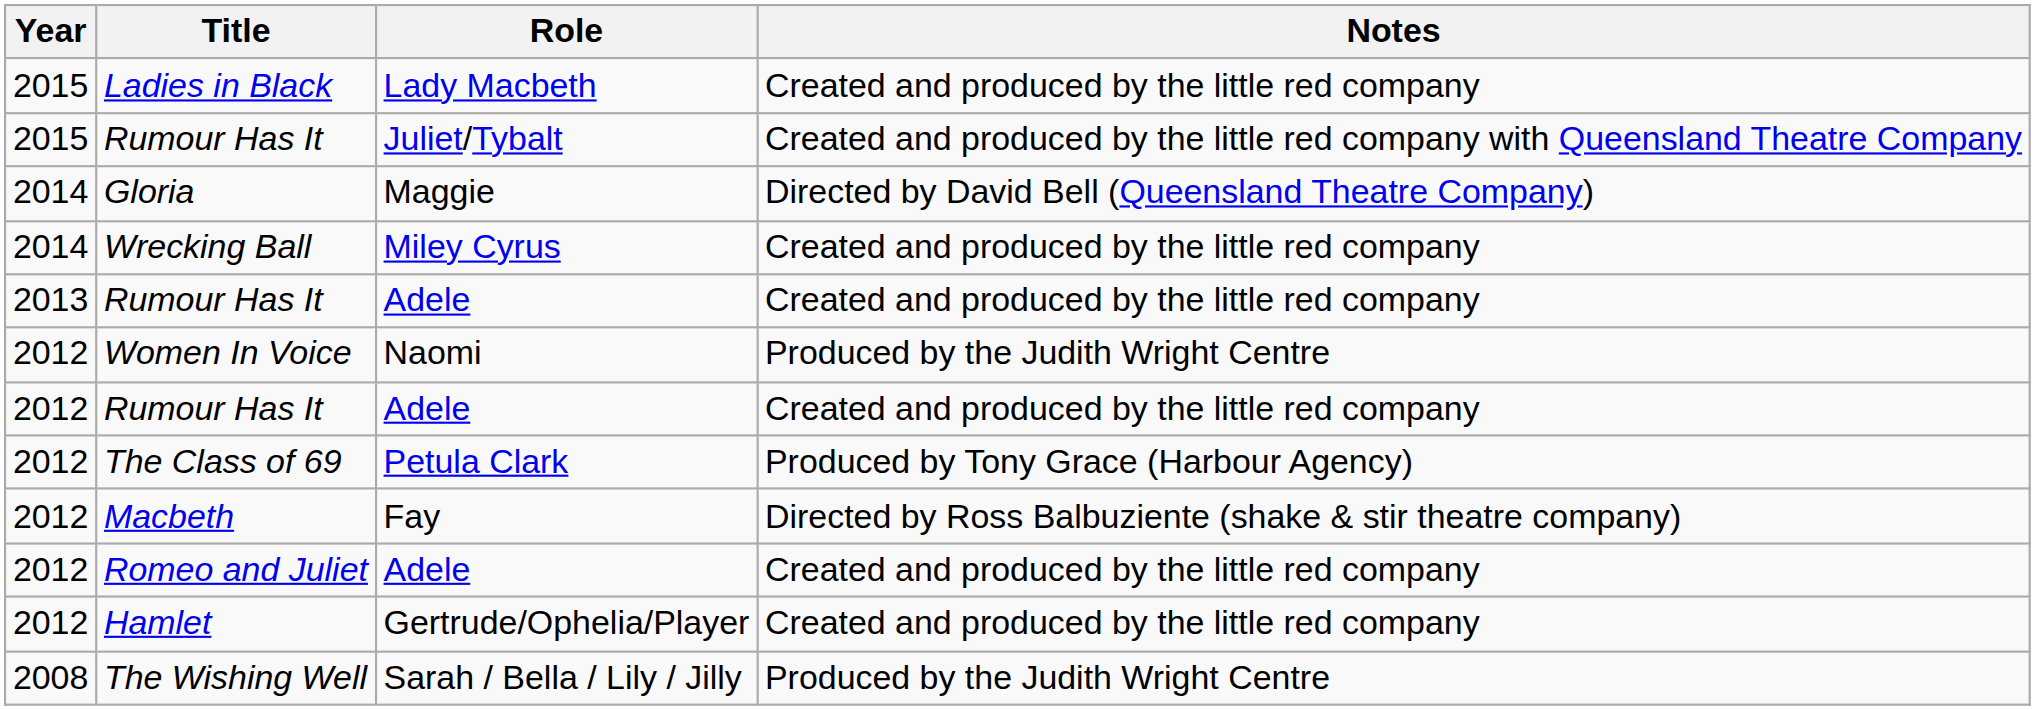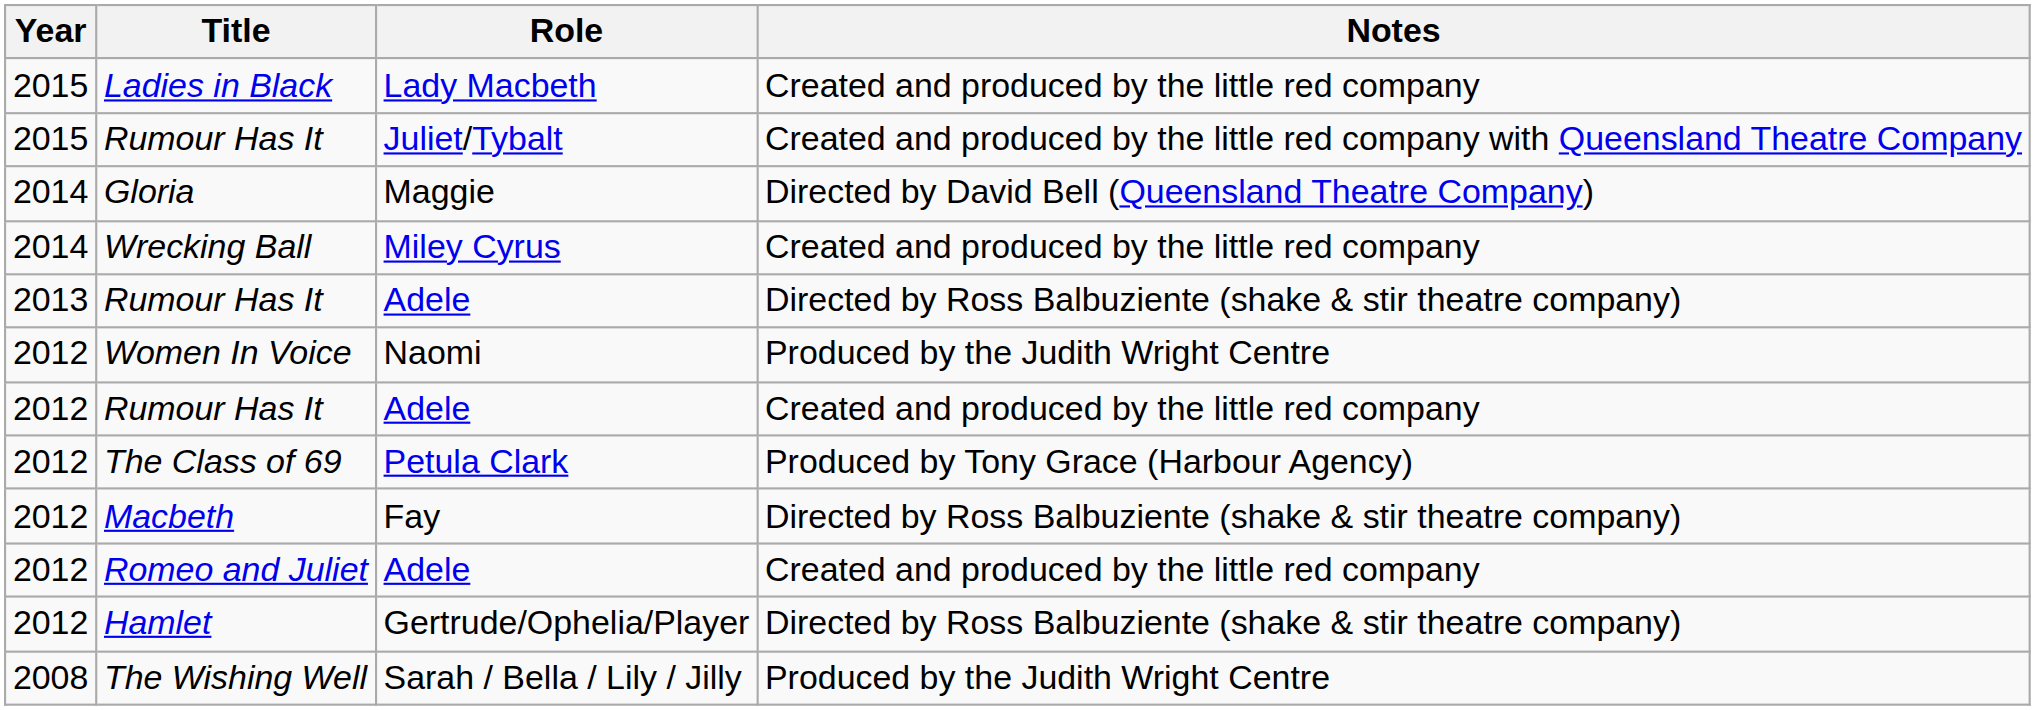(1122, 300) Created and produced by the little red company -> (1223, 300) Directed by Ross Balbuziente (shake & stir theatre company)
(1122, 623) Created and produced by the little red company -> (1223, 623) Directed by Ross Balbuziente (shake & stir theatre company)
